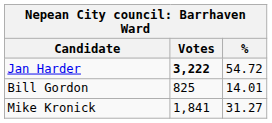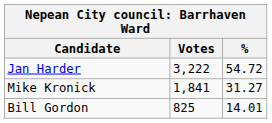(191, 68) bold -> (191, 68) normal
rows swapped: (52, 108) <-> (48, 88)
